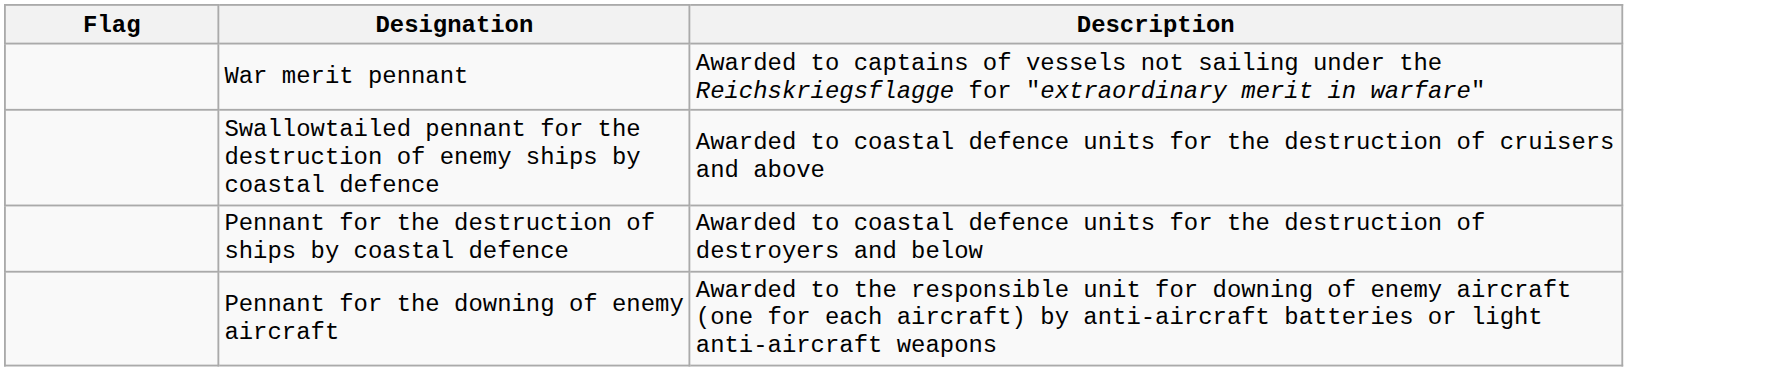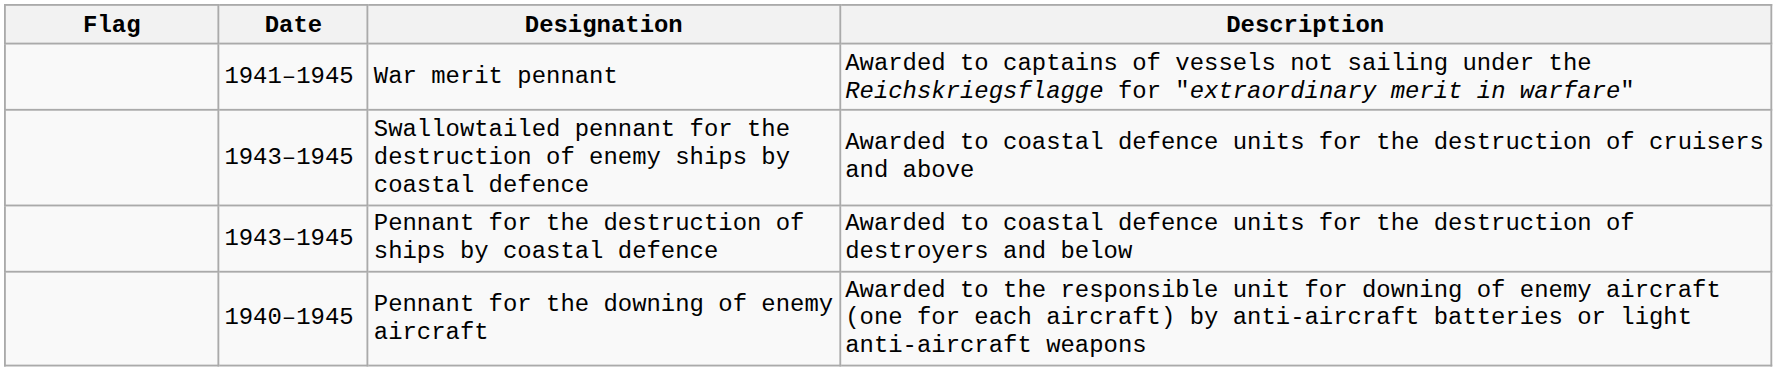+ column: (293, 24)
